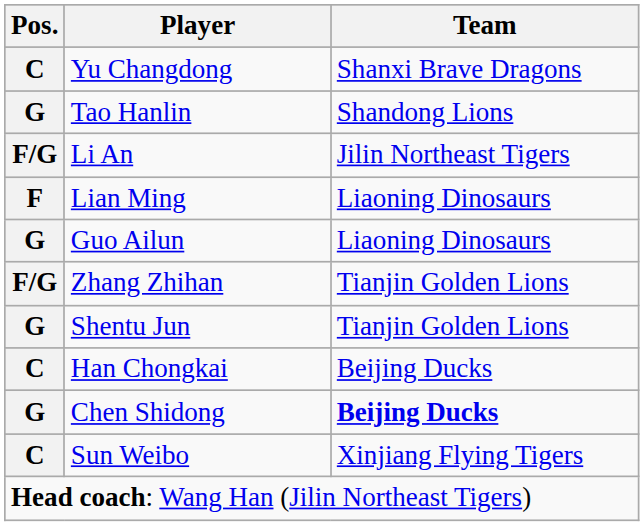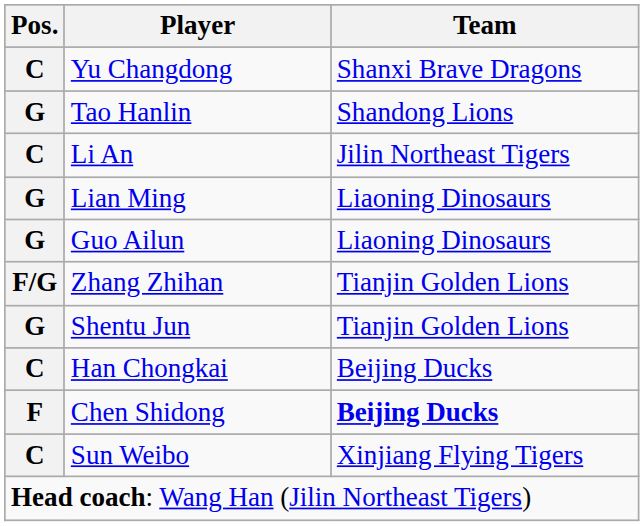(35, 154) F/G -> (35, 154) C
(35, 197) F -> (35, 197) G
(35, 411) G -> (35, 411) F
